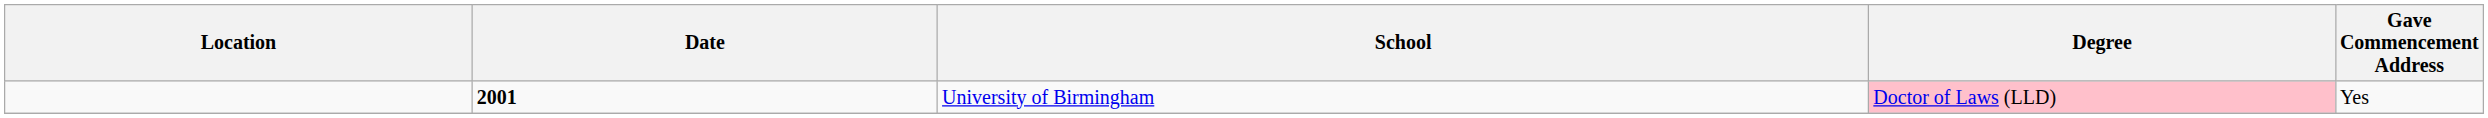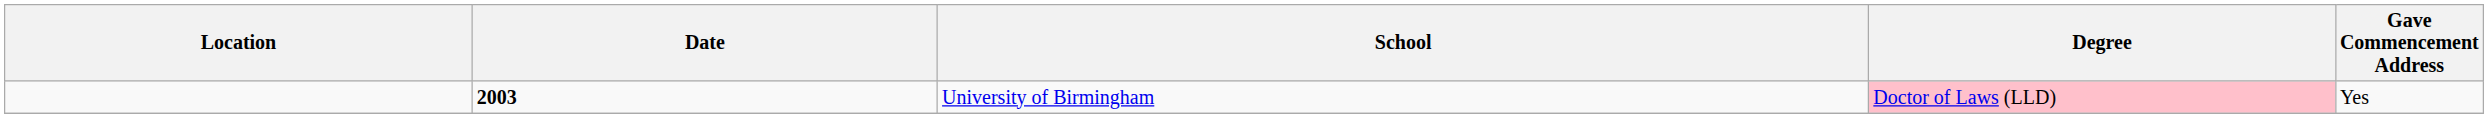(497, 97) 2001 -> (497, 97) 2003
